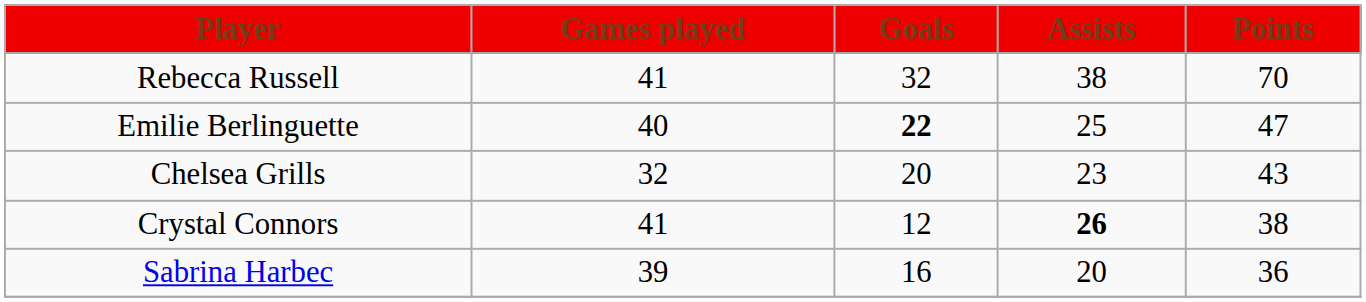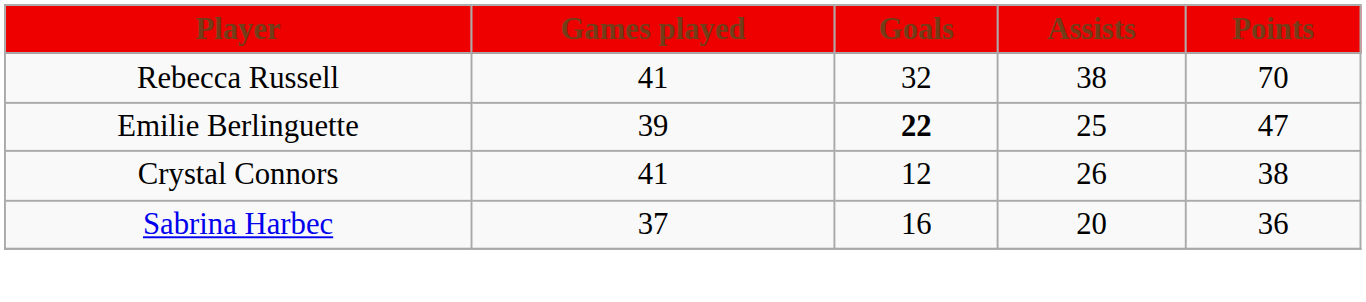(653, 126) 40 -> (653, 126) 39
- row: (238, 175)
(1092, 223) bold -> (1092, 175) normal
(653, 272) 39 -> (653, 223) 37
